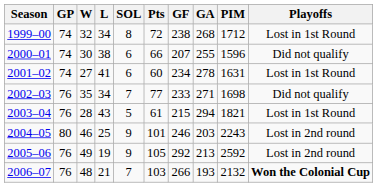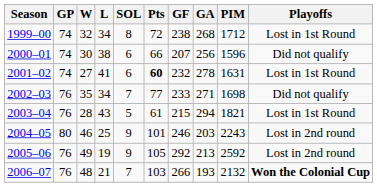(205, 53) 255 -> (205, 53) 256
(156, 73) normal -> (156, 73) bold
(181, 73) 234 -> (181, 73) 232
